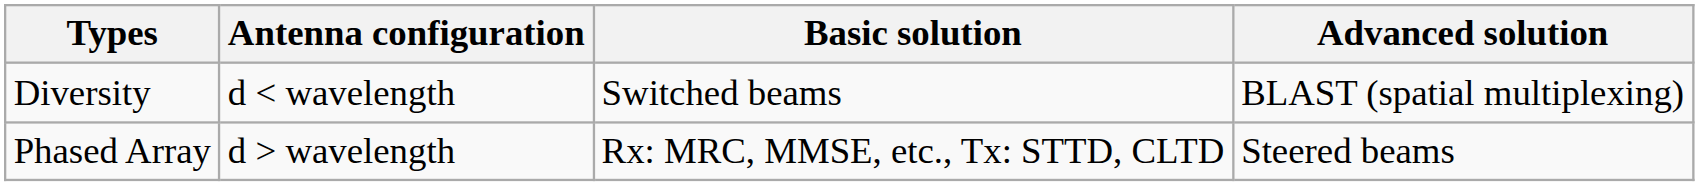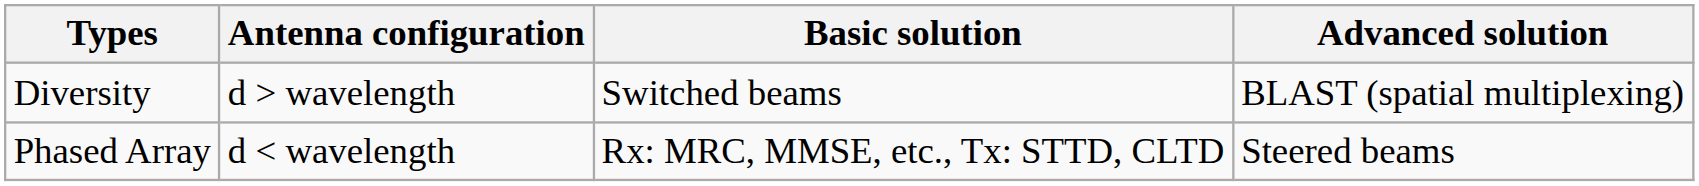(341, 92) d < wavelength -> (341, 92) d > wavelength
(341, 150) d > wavelength -> (341, 150) d < wavelength
